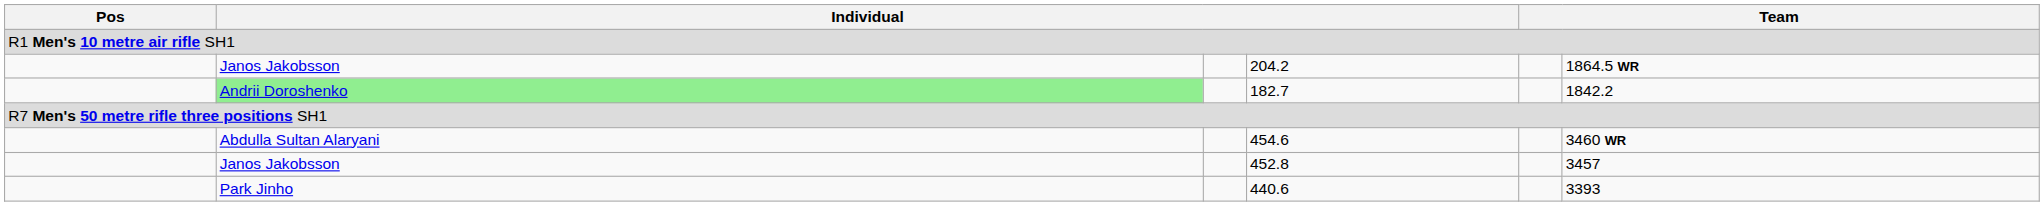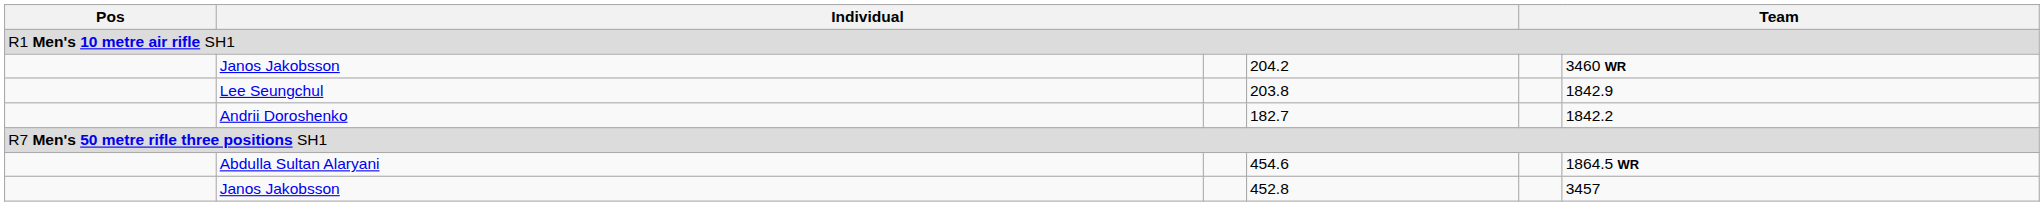(1602, 66) 1864.5 WR -> (1596, 66) 3460 WR
+ row: (1269, 91)
(284, 91) lightgreen background -> (284, 115) no background
(1596, 140) 3460 WR -> (1602, 165) 1864.5 WR
- row: (1269, 189)
